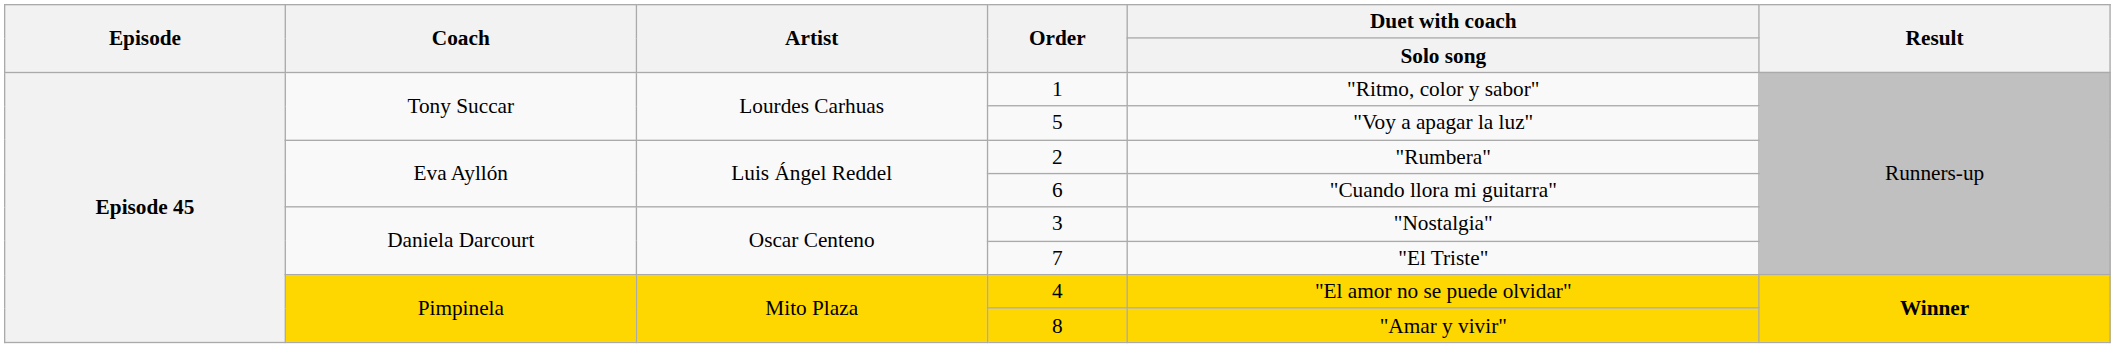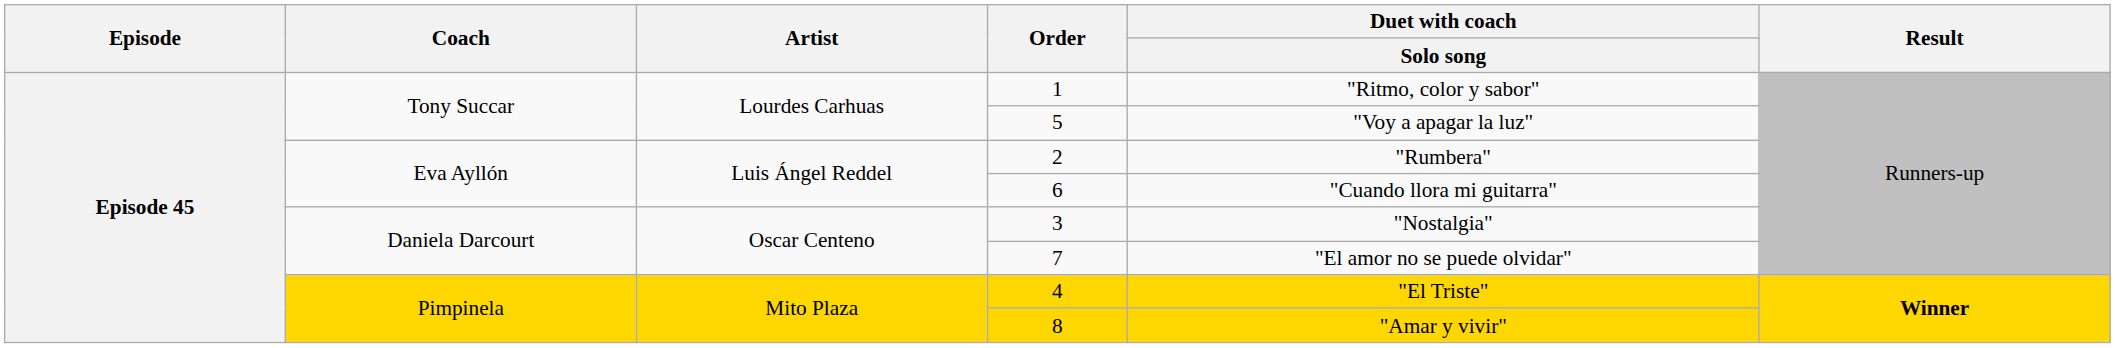(1443, 257) "El Triste" -> (1443, 257) "El amor no se puede olvidar"
(1443, 291) "El amor no se puede olvidar" -> (1443, 291) "El Triste"
